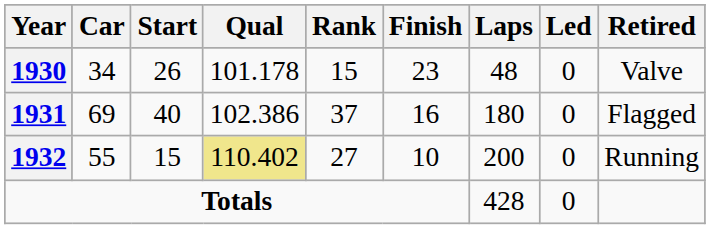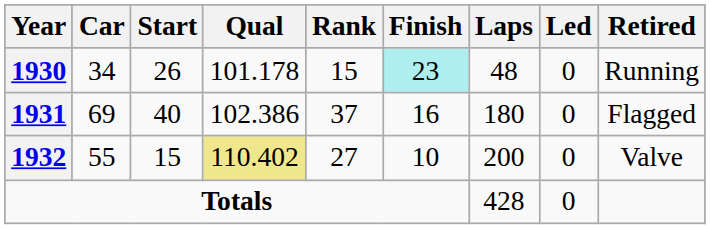(426, 69) no background -> (426, 69) paleturquoise background
(652, 69) Valve -> (652, 69) Running
(652, 157) Running -> (652, 157) Valve
